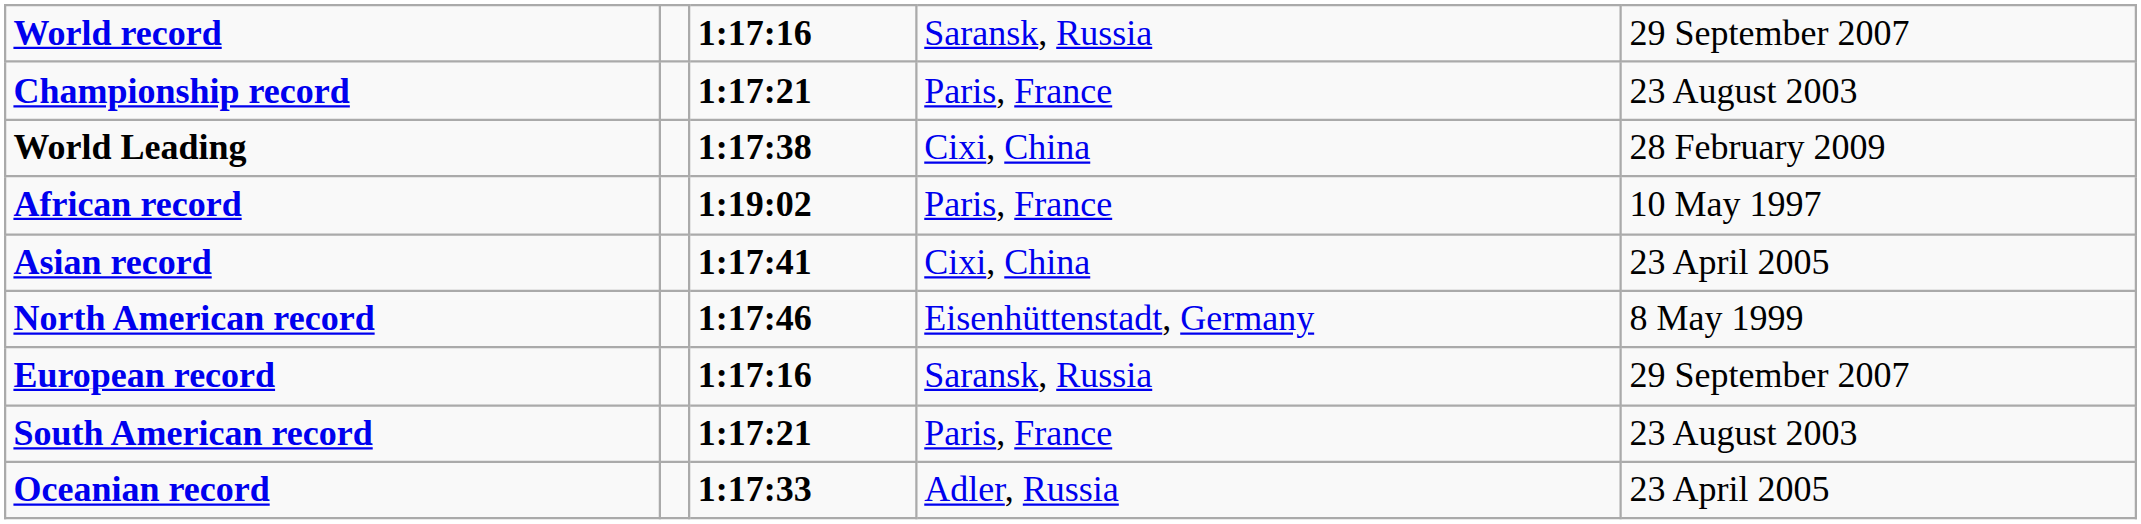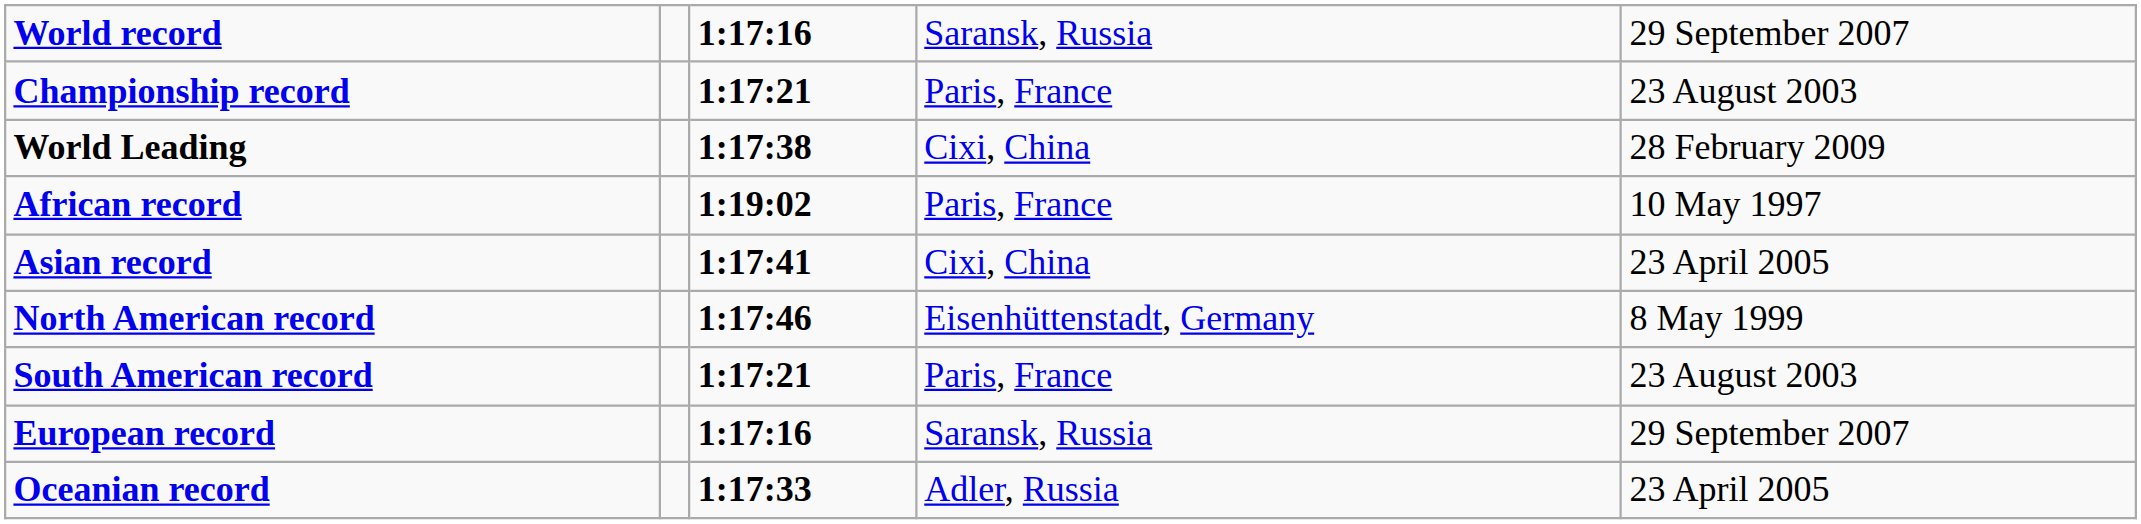rows swapped: (193, 432) <-> (144, 375)
